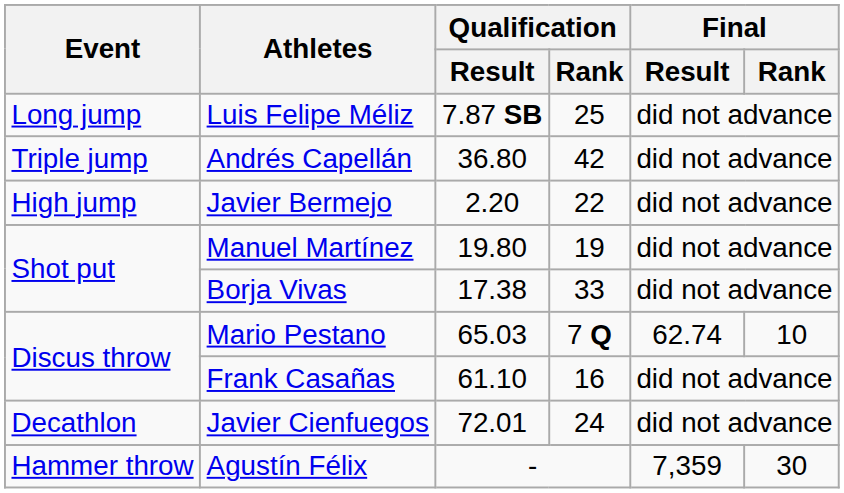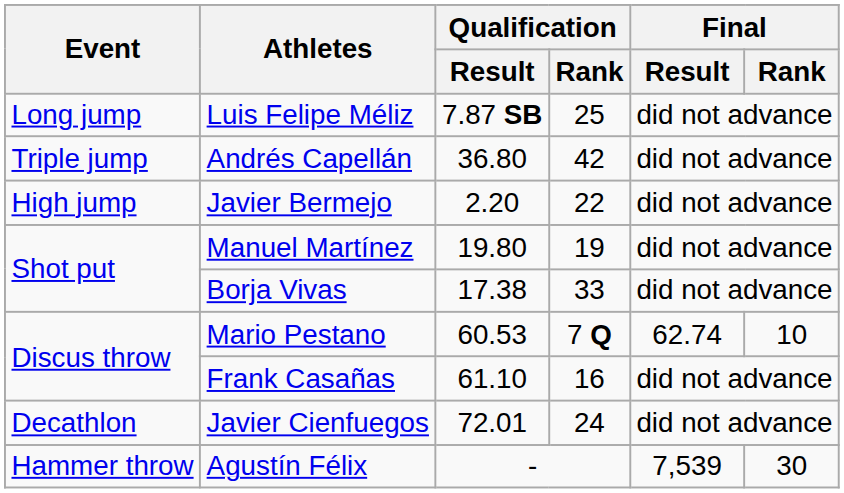(492, 335) 65.03 -> (492, 335) 60.53
(687, 466) 7,359 -> (687, 466) 7,539
